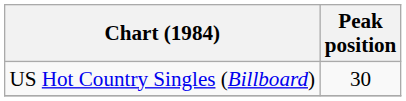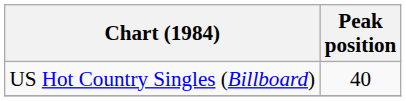(361, 78) 30 -> (361, 78) 40
